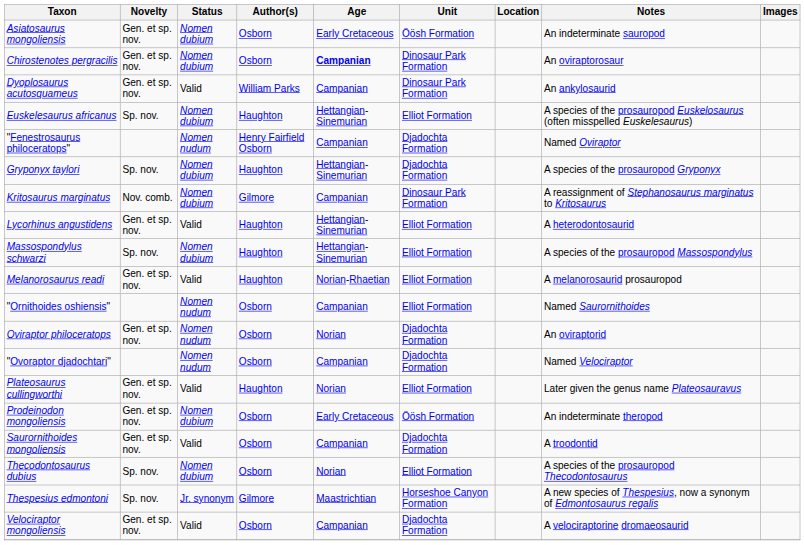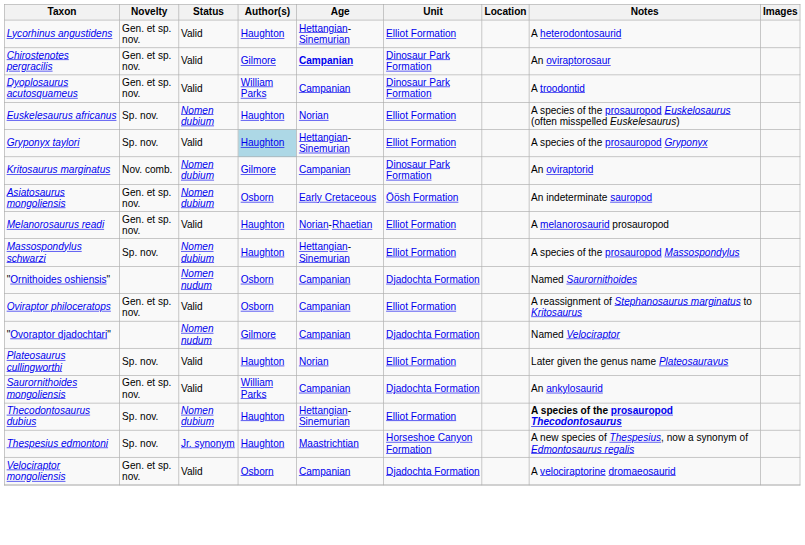rows swapped: (36, 34) <-> (60, 225)
(197, 61) Nomen dubium -> (192, 61) Valid
(255, 61) Osborn -> (258, 61) Gilmore
(580, 88) An ankylosaurid -> (558, 88) A troodontid
(342, 116) Hettangian-Sinemurian -> (314, 116) Norian
- row: (43, 143)
(197, 170) Nomen dubium -> (192, 143) Valid
(261, 170) no background -> (263, 143) lightblue background
(425, 170) Djadochta Formation -> (421, 143) Elliot Formation
(649, 198) A reassignment of Stephanosaurus marginatus to Kritosaurus -> (562, 170) An oviraptorid
rows swapped: (44, 252) <-> (55, 280)
(437, 307) Elliot Formation -> (433, 280) Djadochta Formation
(196, 334) Nomen nudum -> (192, 307) Valid
(331, 334) Norian -> (325, 307) Campanian
(425, 334) Djadochta Formation -> (421, 307) Elliot Formation
(575, 334) An oviraptorid -> (642, 307) A reassignment of Stephanosaurus marginatus to Kritosaurus
(255, 362) Osborn -> (258, 334) Gilmore
(147, 389) Gen. et sp. nov. -> (140, 362) Sp. nov.
- row: (36, 416)
(255, 444) Osborn -> (257, 389) William Parks
(571, 444) A troodontid -> (567, 389) An ankylosaurid
(255, 471) Osborn -> (263, 416) Haughton
(331, 471) Norian -> (325, 416) Hettangian-Sinemurian
(609, 471) normal -> (602, 416) bold
(256, 498) Gilmore -> (263, 444) Haughton
